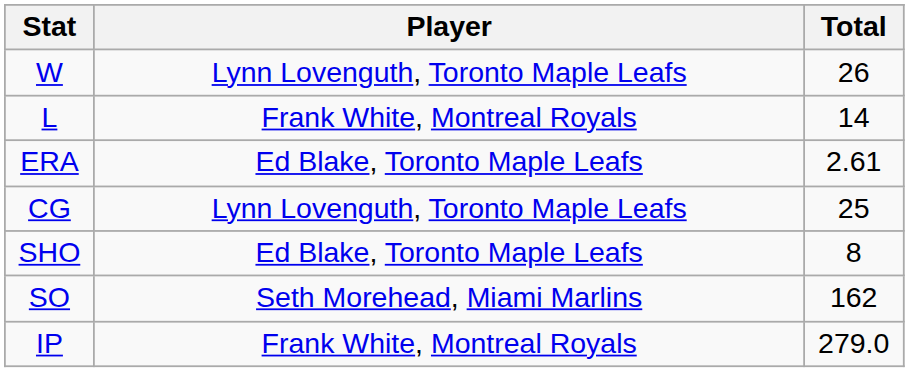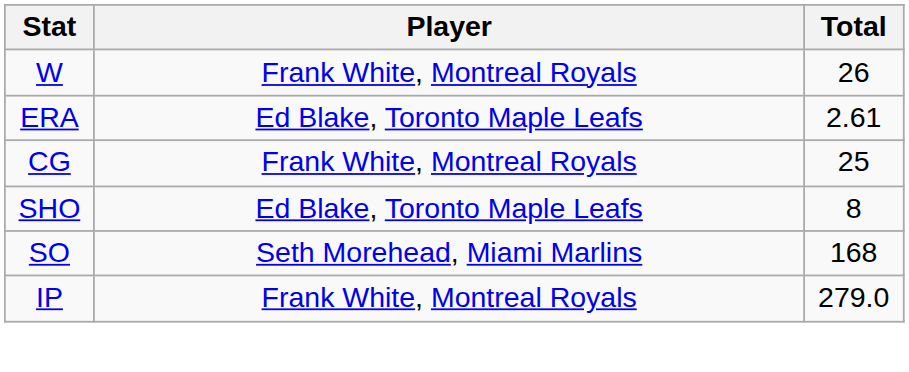(449, 72) Lynn Lovenguth, Toronto Maple Leafs -> (449, 72) Frank White, Montreal Royals
- row: (49, 117)
(449, 207) Lynn Lovenguth, Toronto Maple Leafs -> (449, 162) Frank White, Montreal Royals
(854, 298) 162 -> (854, 252) 168
